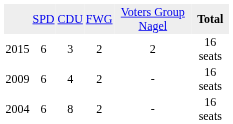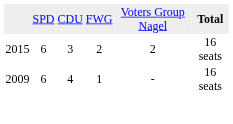(99, 79) 2 -> (99, 79) 1
- row: (18, 109)
